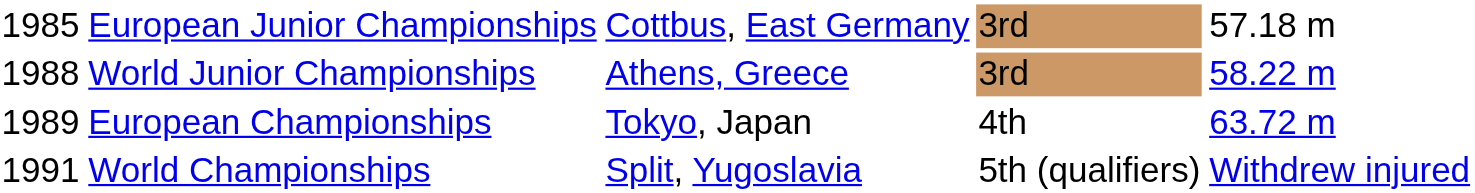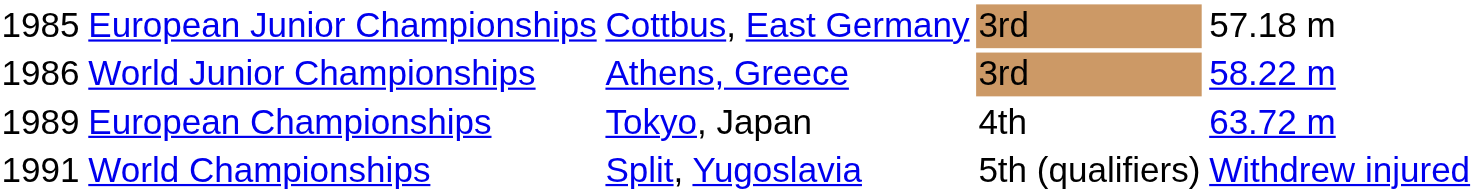(41, 73) 1988 -> (41, 73) 1986
